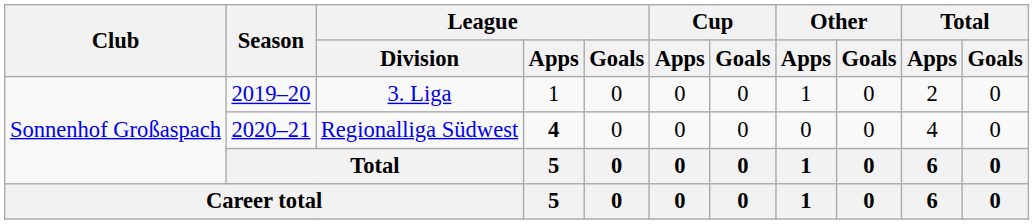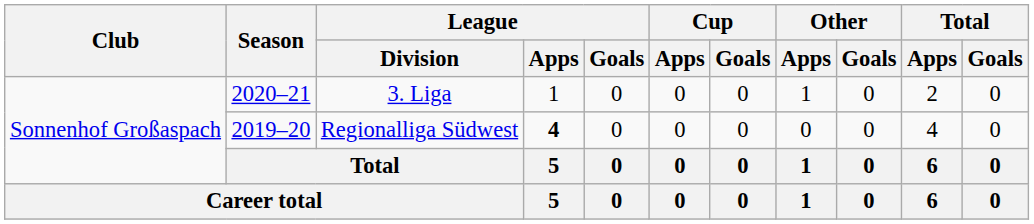(271, 93) 2019–20 -> (271, 93) 2020–21
(271, 129) 2020–21 -> (271, 129) 2019–20
